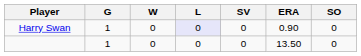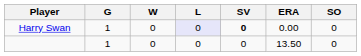(243, 28) normal -> (243, 28) bold
(289, 28) 0.90 -> (289, 28) 0.00
